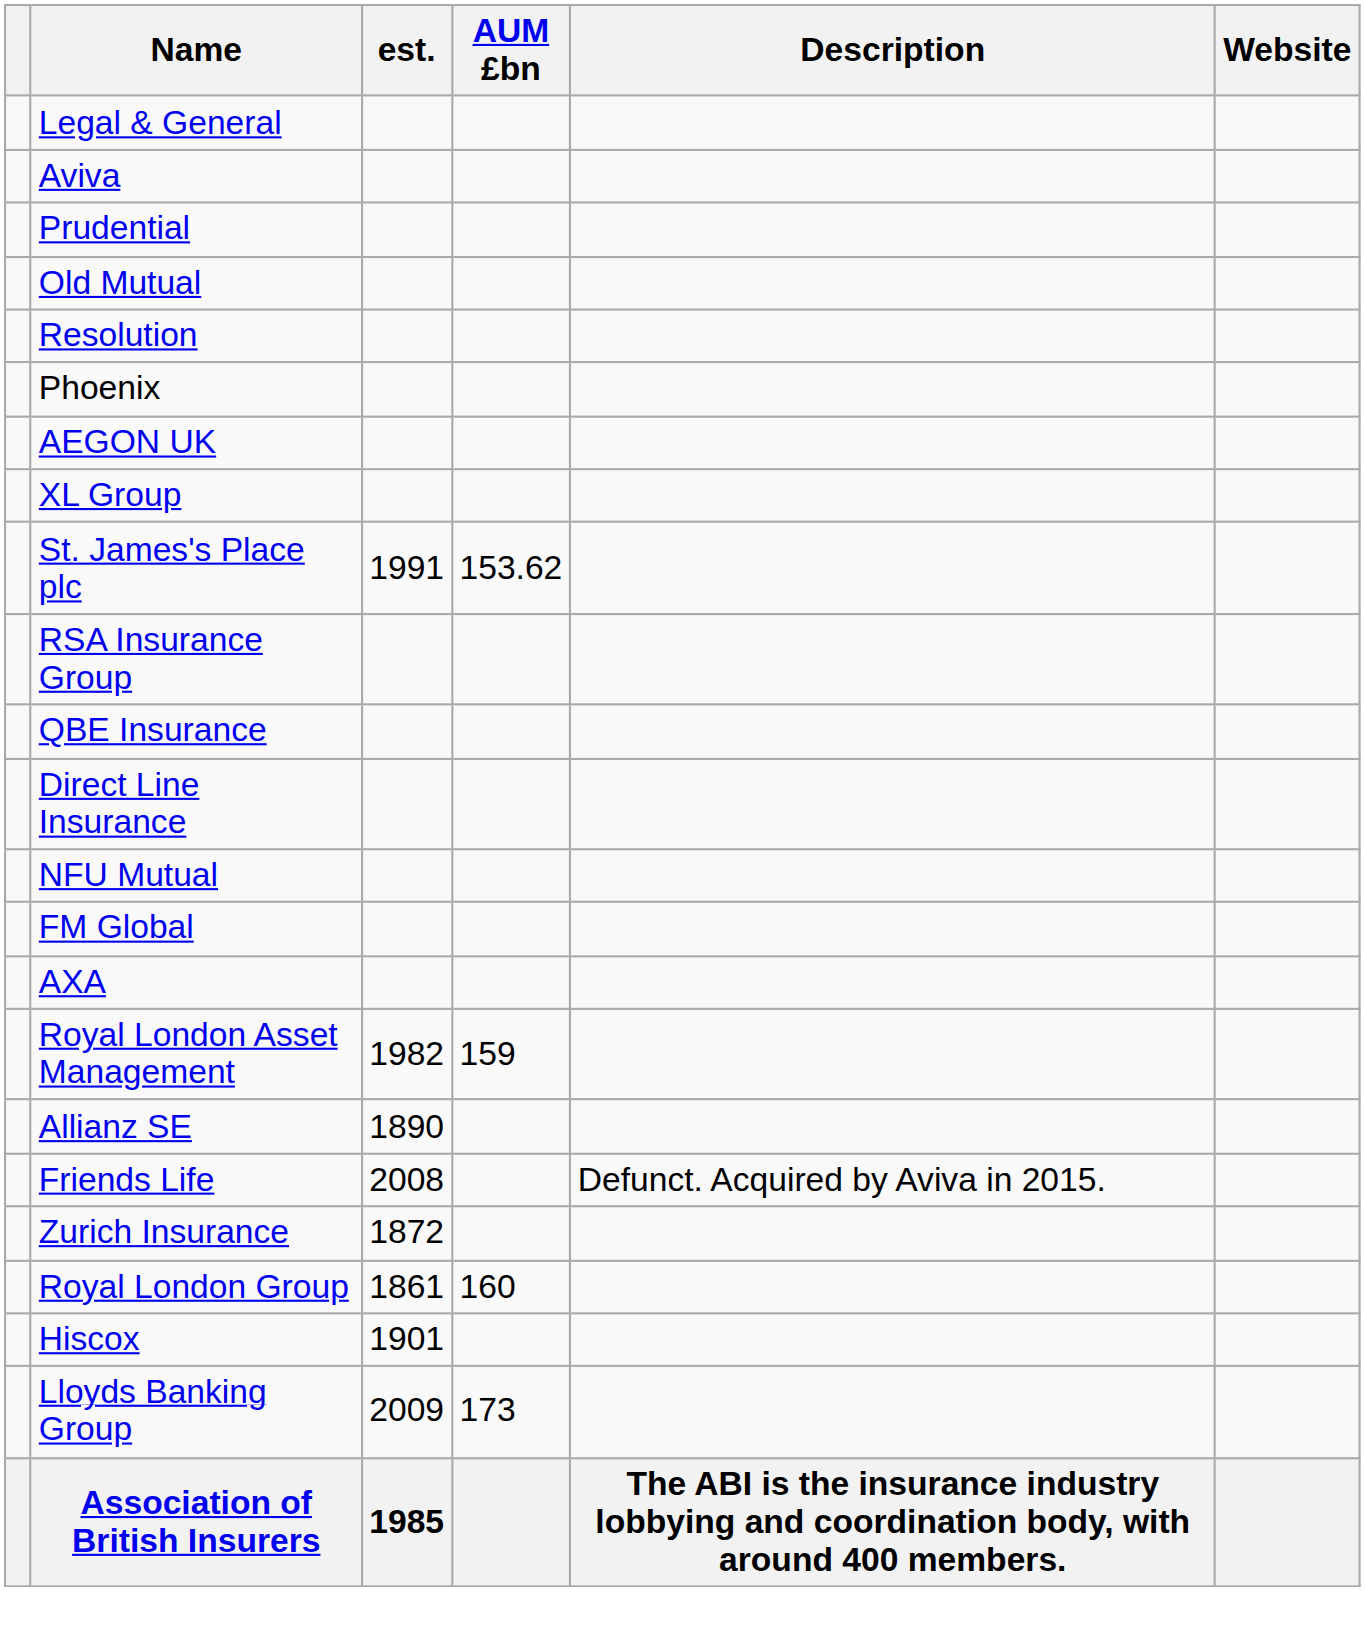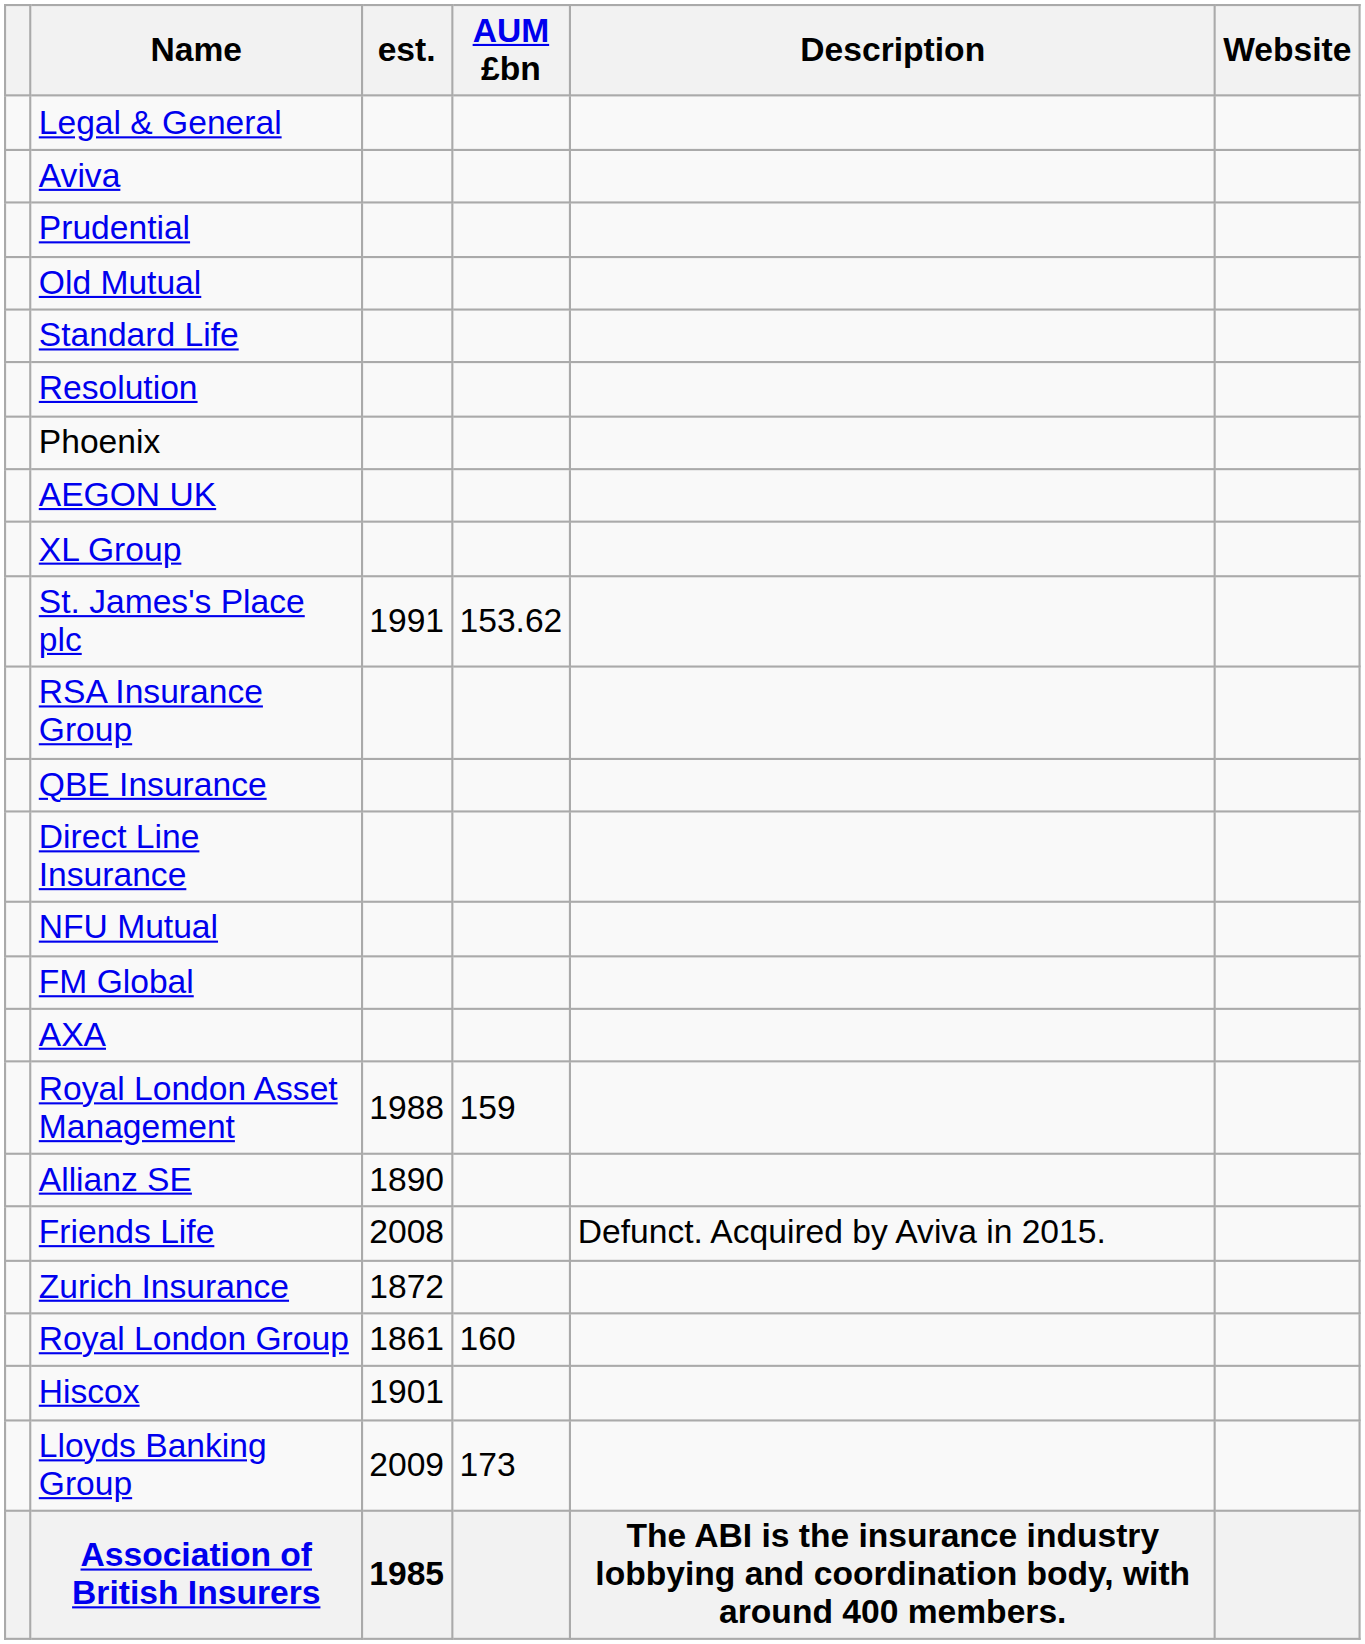+ row: (139, 335)
(407, 1053) 1982 -> (407, 1107) 1988
